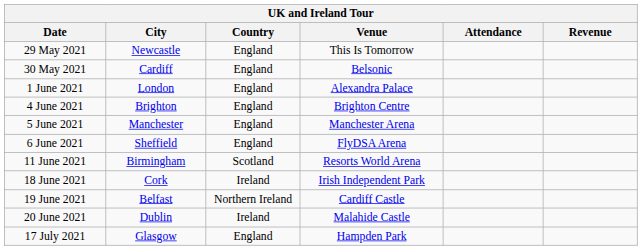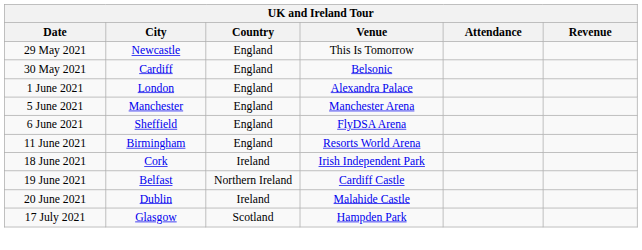- row: (55, 106)
(253, 161) Scotland -> (253, 143) England
(253, 236) England -> (253, 217) Scotland
